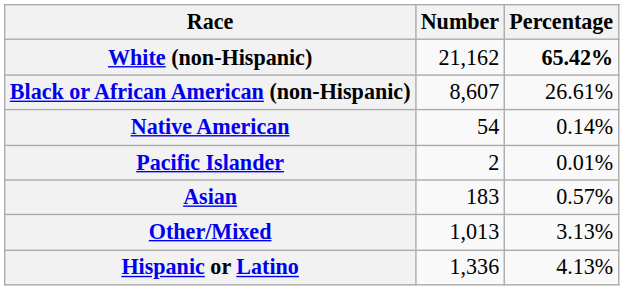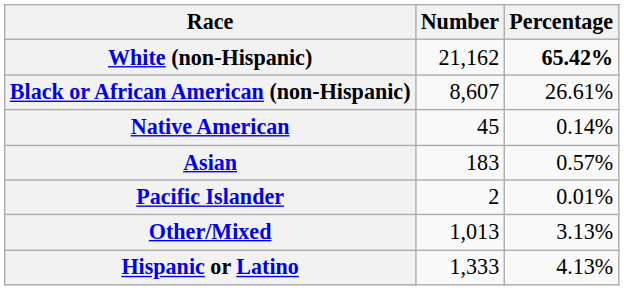(488, 127) 54 -> (488, 127) 45
rows swapped: (210, 197) <-> (210, 162)
(474, 267) 1,336 -> (474, 267) 1,333
